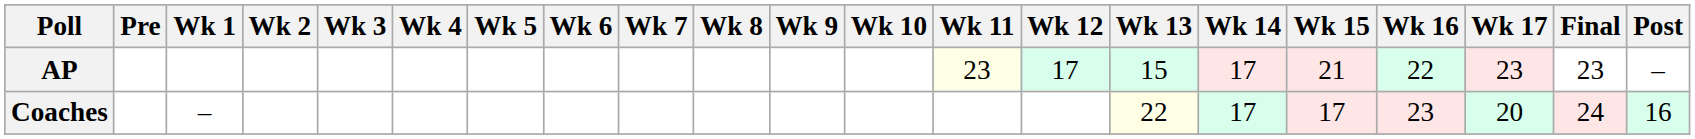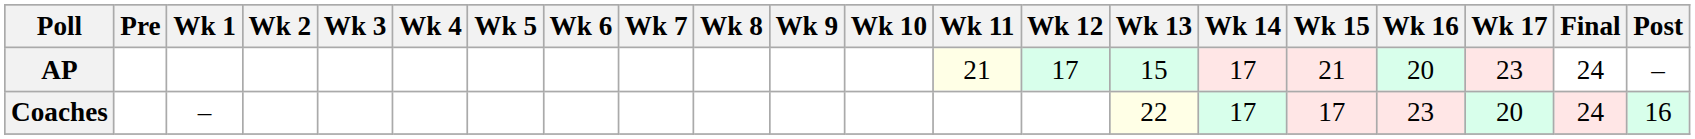(977, 69) 23 -> (977, 69) 21
(1421, 69) 22 -> (1421, 69) 20
(1590, 69) 23 -> (1590, 69) 24
